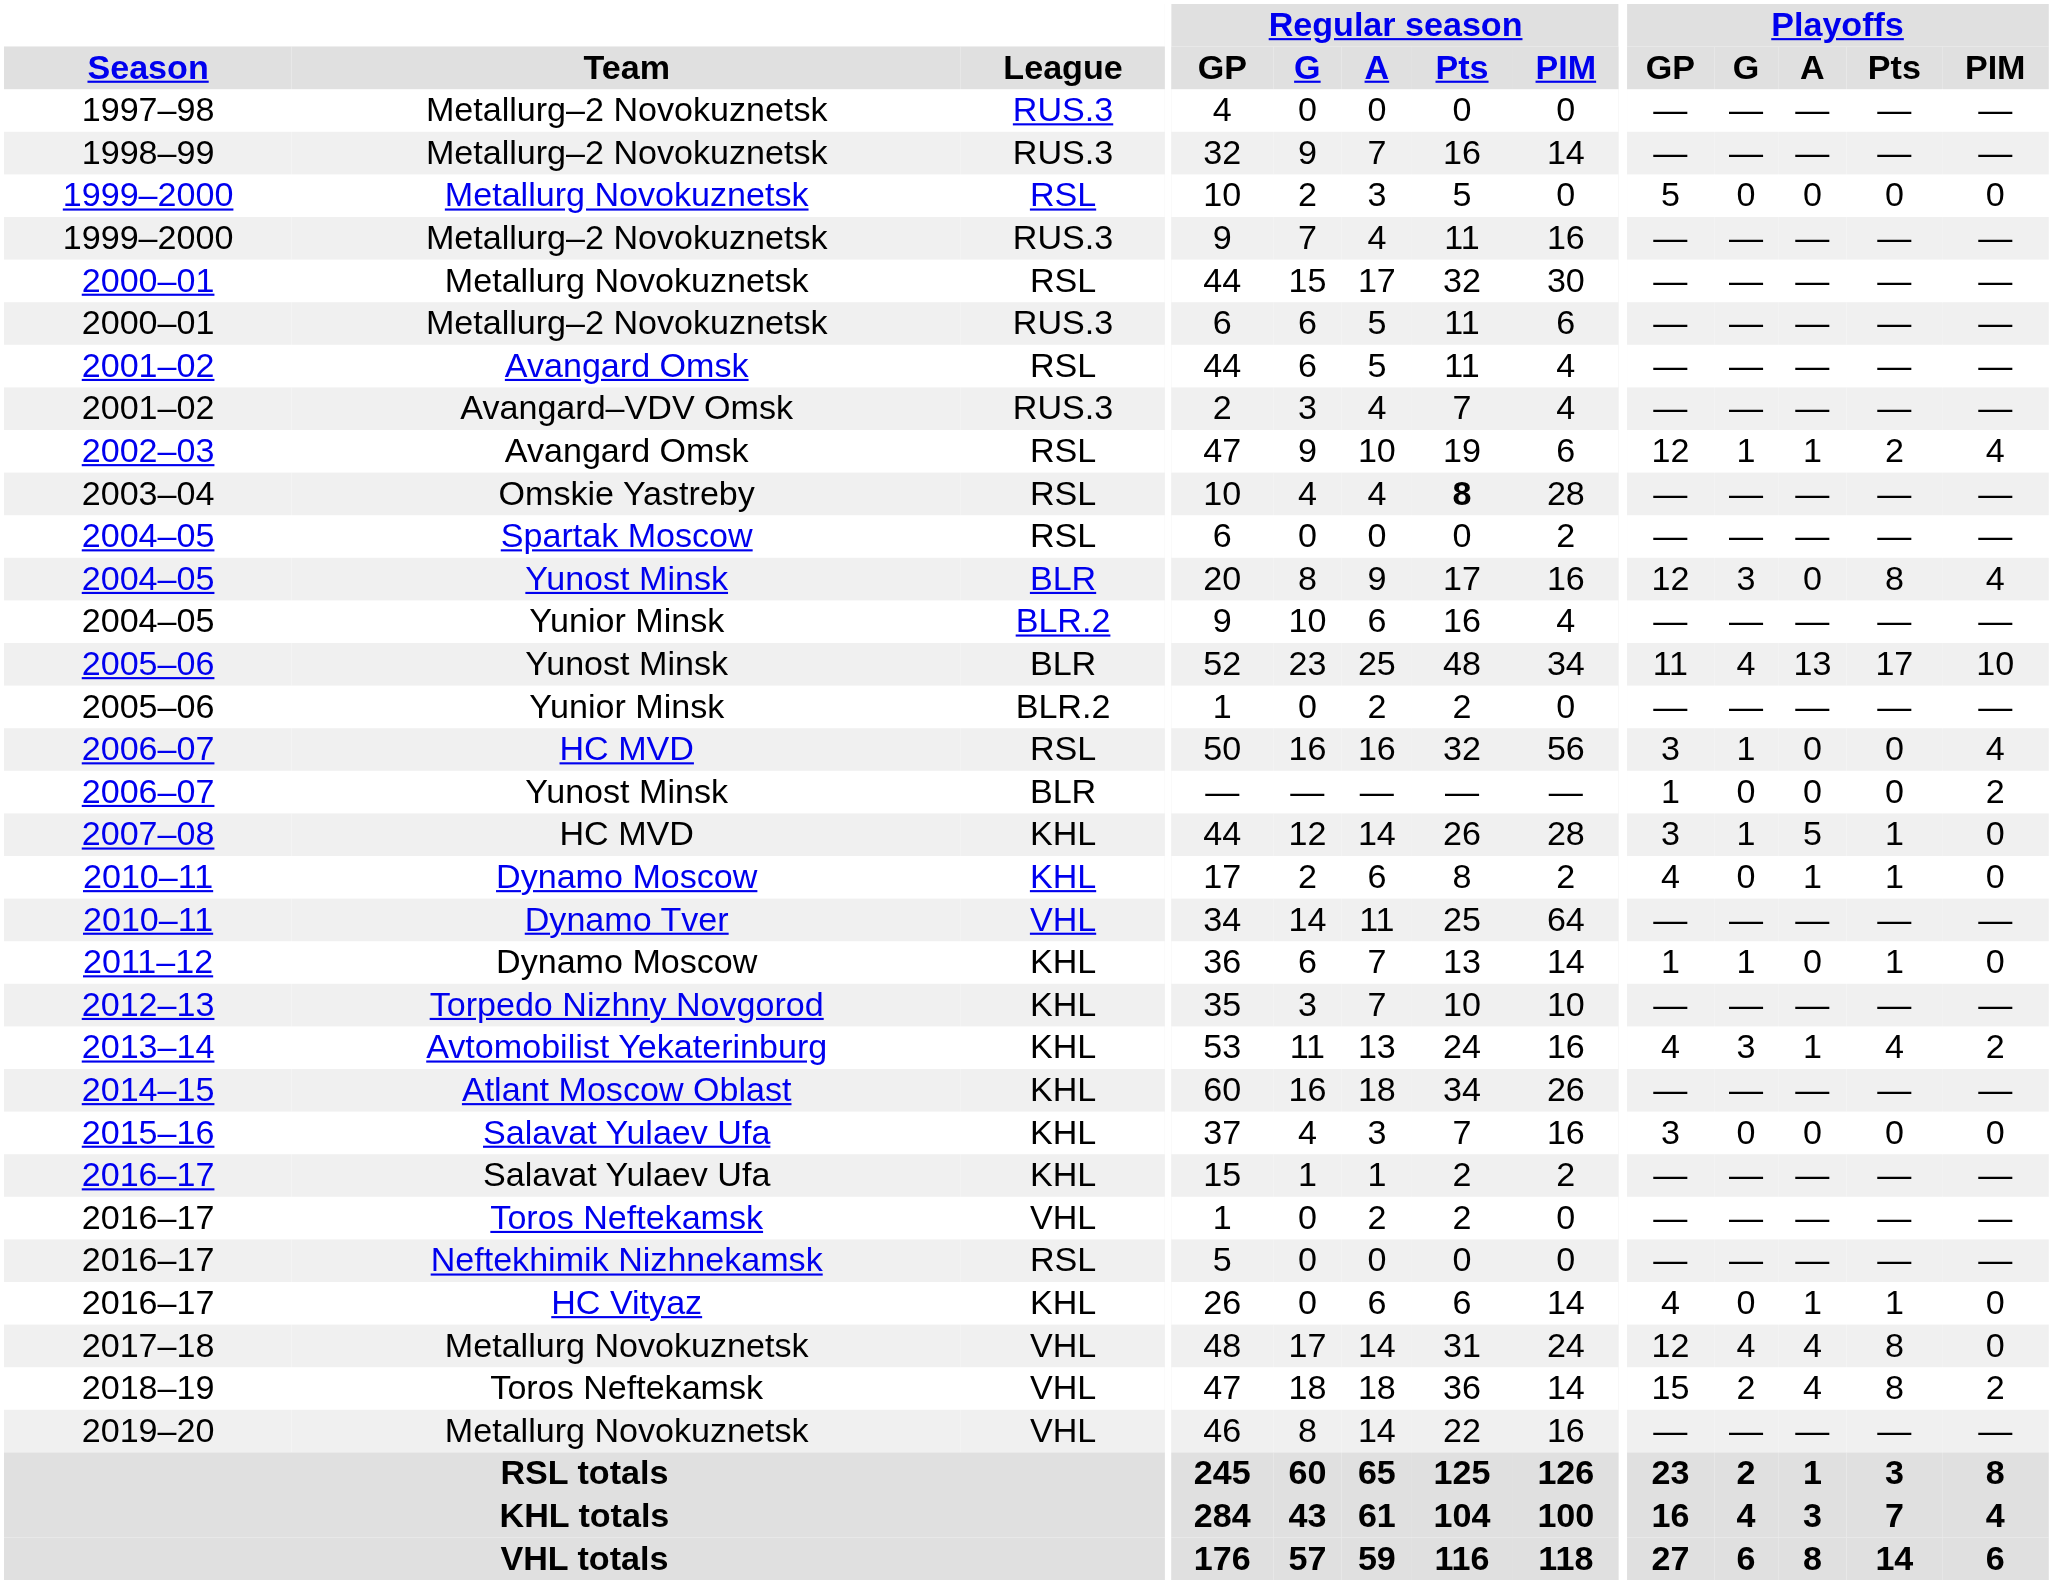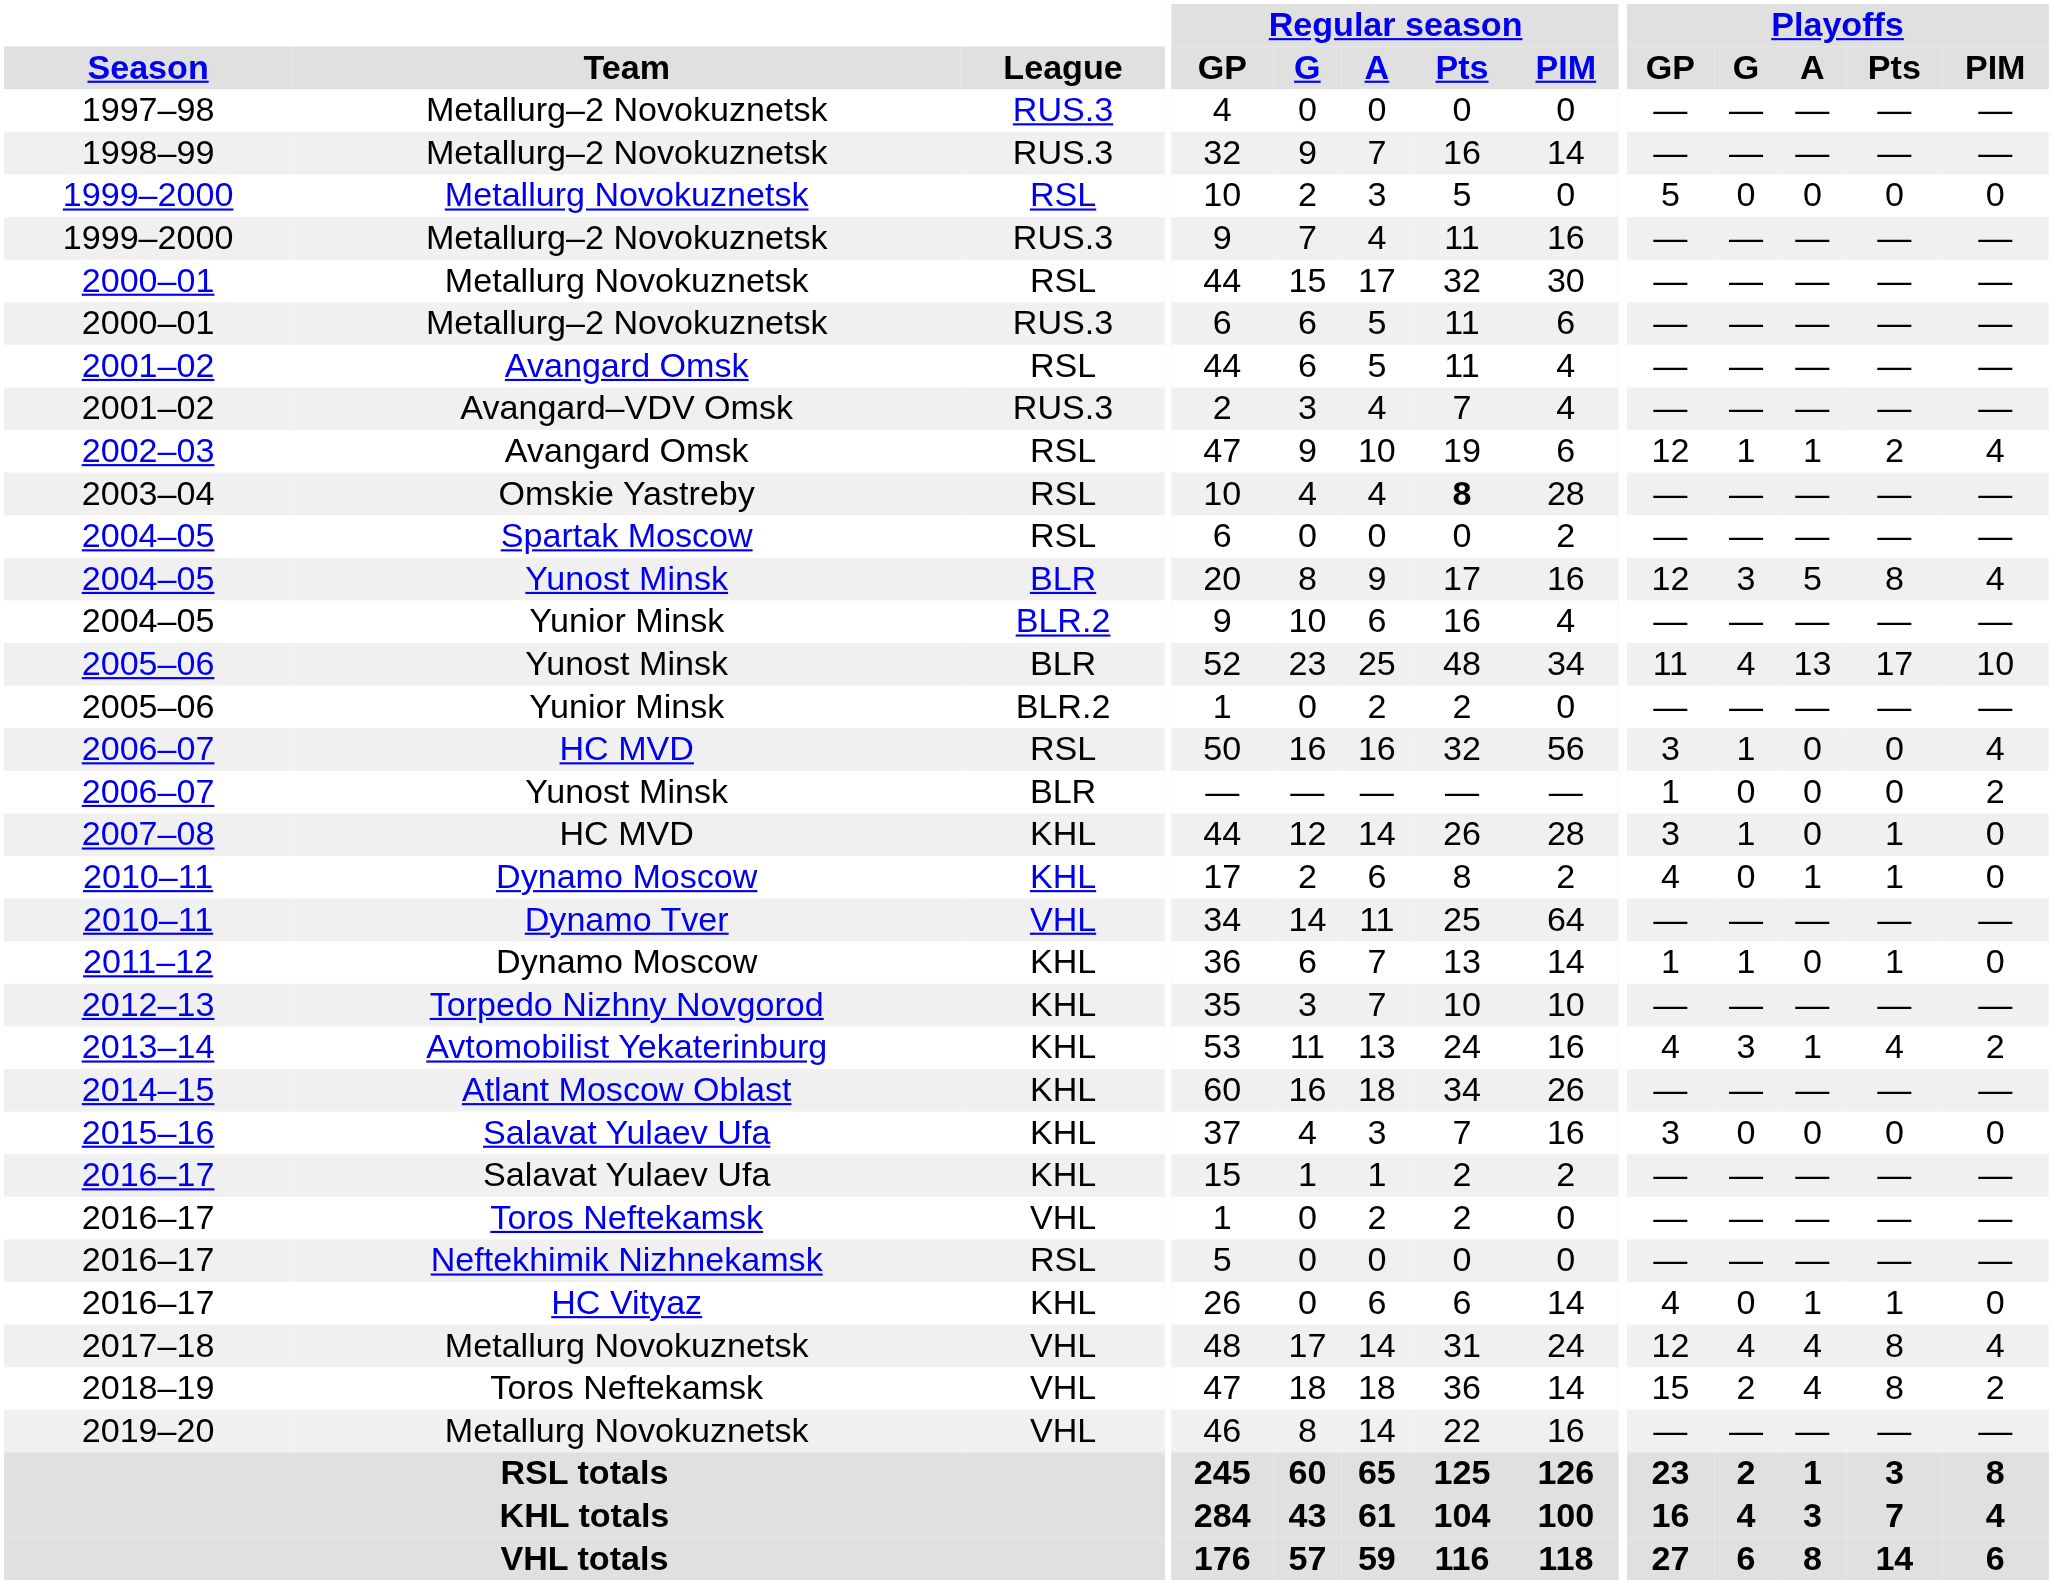(1812, 578) 0 -> (1812, 578) 5
(1812, 834) 5 -> (1812, 834) 0
(1995, 1345) 0 -> (1995, 1345) 4
